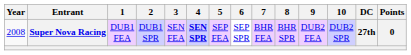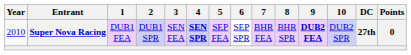(16, 32) 2008 -> (16, 32) 2010
(313, 32) normal -> (313, 32) bold
